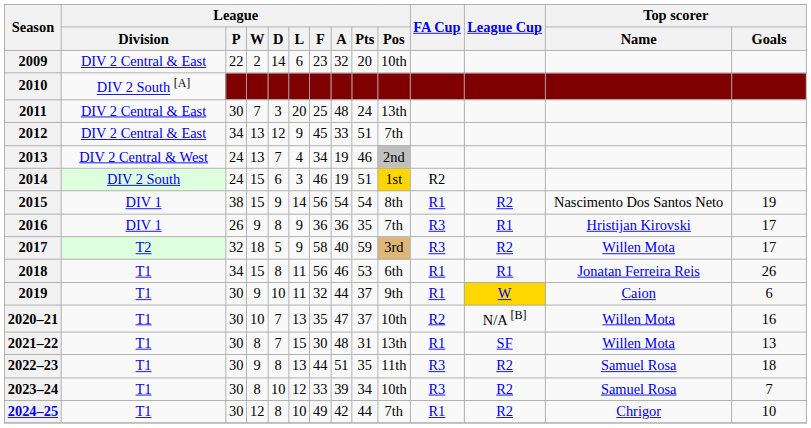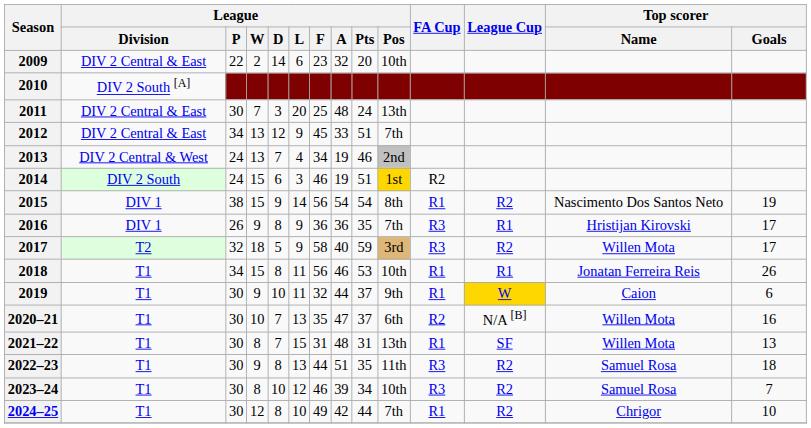(394, 271) 6th -> (394, 271) 10th
(394, 318) 10th -> (394, 318) 6th
(320, 343) 30 -> (320, 343) 31
(320, 389) 33 -> (320, 389) 46
